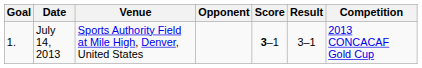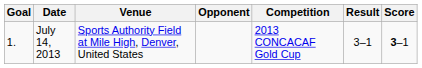columns swapped: (270, 13) <-> (371, 13)
